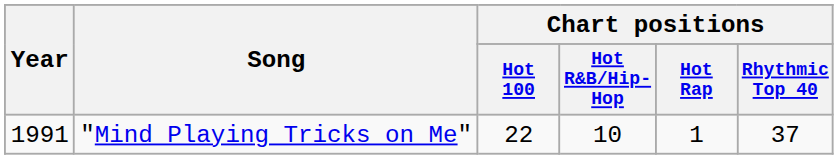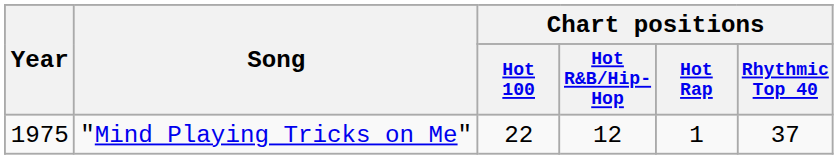(40, 134) 1991 -> (40, 134) 1975
(608, 134) 10 -> (608, 134) 12
